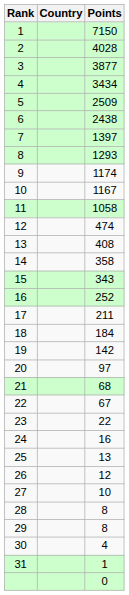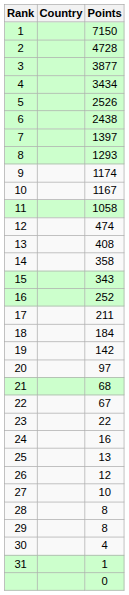(105, 48) 4028 -> (105, 48) 4728
(105, 102) 2509 -> (105, 102) 2526
